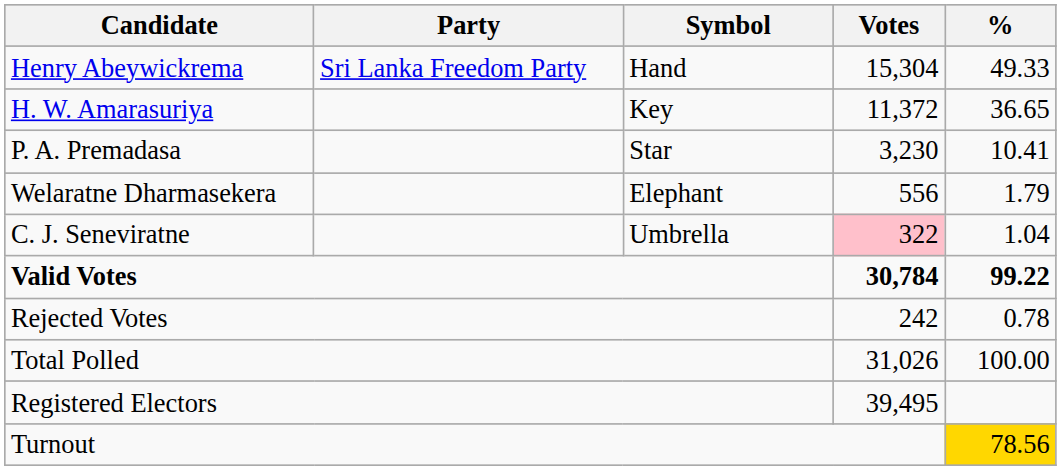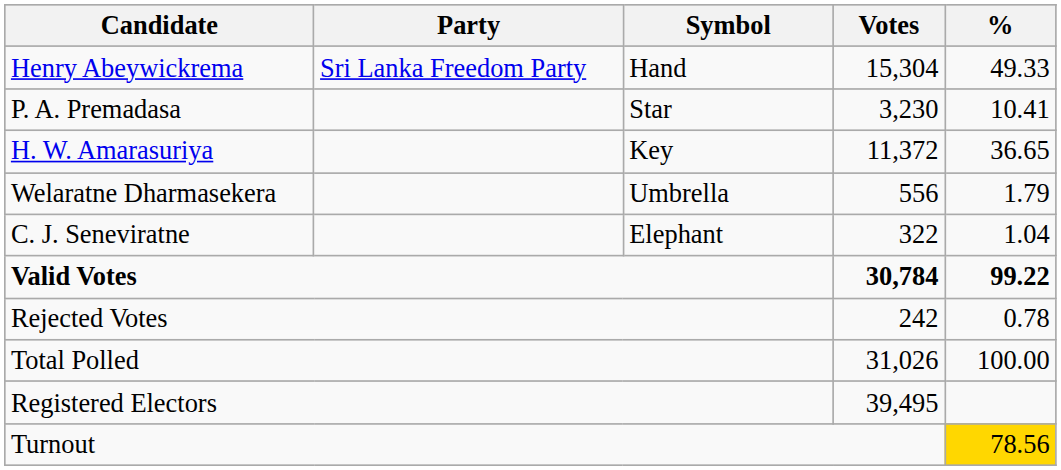rows swapped: (112, 109) <-> (96, 151)
(676, 192) Elephant -> (679, 192) Umbrella
(679, 234) Umbrella -> (676, 234) Elephant
(919, 234) pink background -> (919, 234) no background
